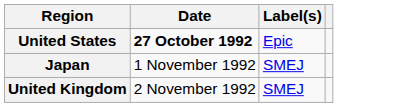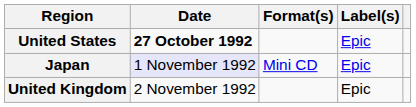+ column: (298, 16)
(195, 65) no background -> (195, 65) lavender background
(283, 65) SMEJ -> (356, 65) Epic
(283, 89) SMEJ -> (356, 89) Epic
